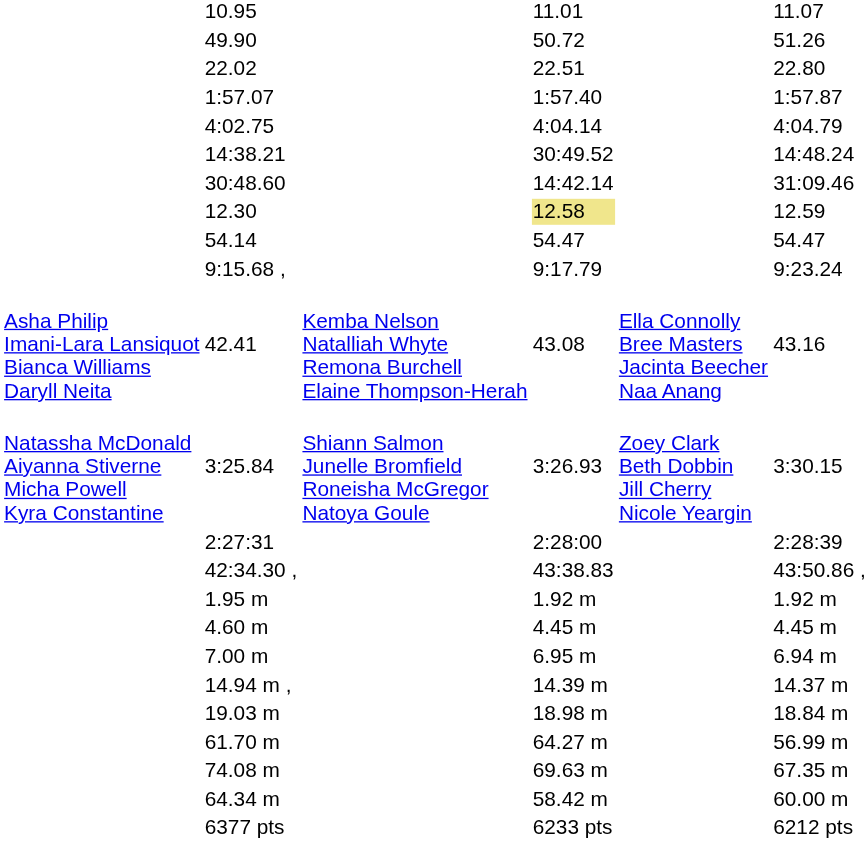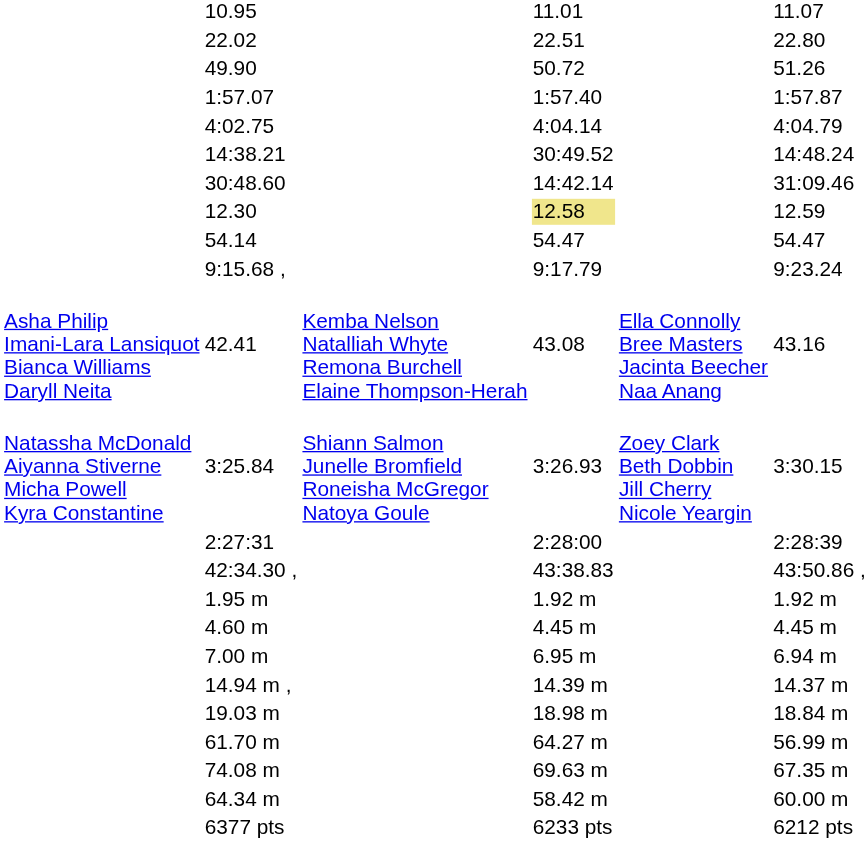rows swapped: (231, 68) <-> (231, 40)
